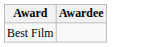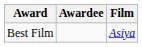+ column: (122, 13)
